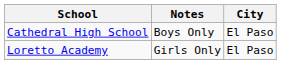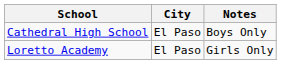columns swapped: (250, 14) <-> (187, 14)
